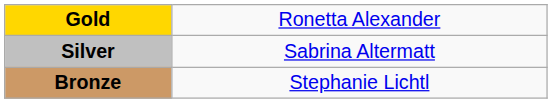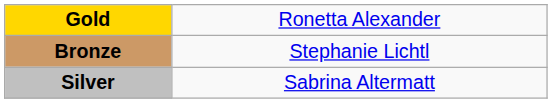rows swapped: (88, 51) <-> (88, 82)
